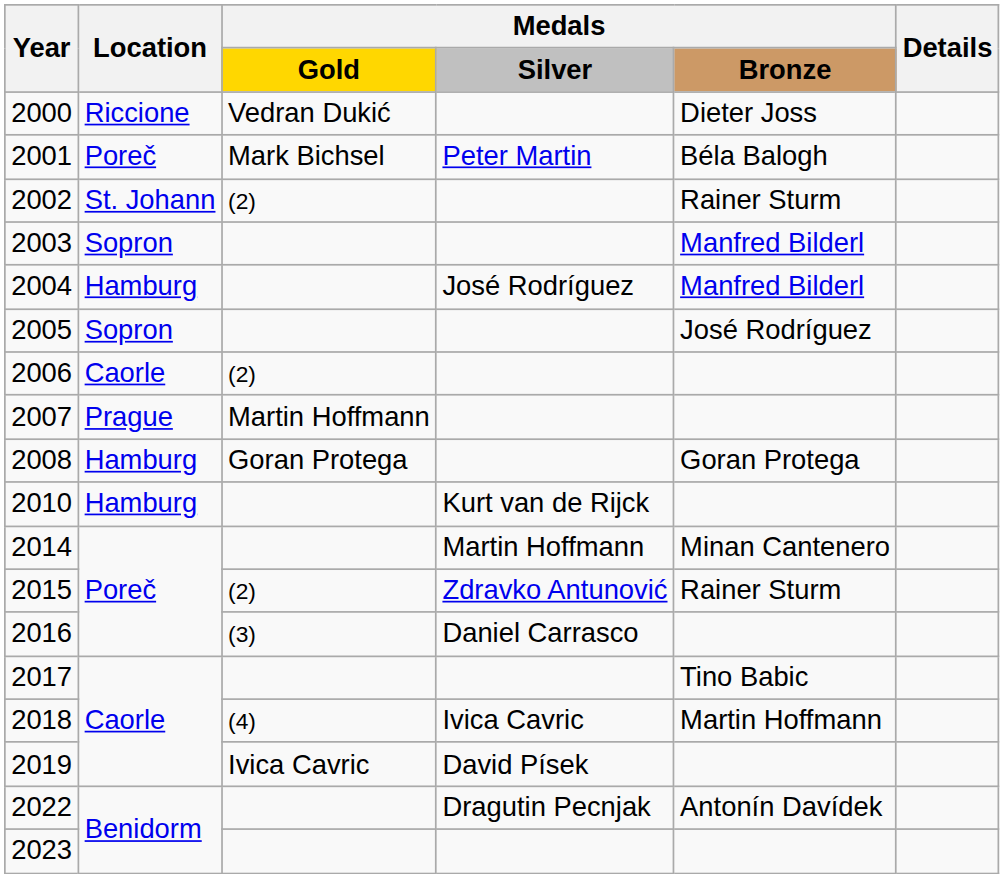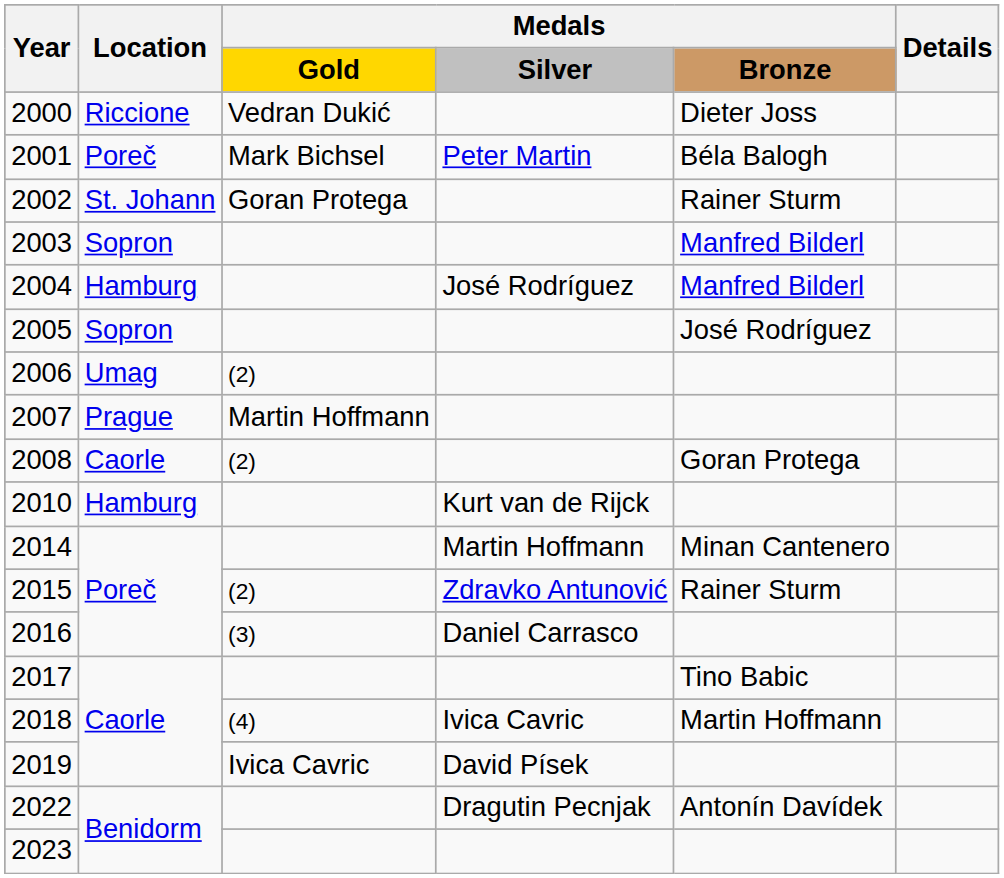(242, 201) (2) -> (318, 199) Goran Protega
(125, 373) Caorle -> (121, 373) Umag
(141, 460) Hamburg -> (125, 460) Caorle
(318, 460) Goran Protega -> (242, 461) (2)
